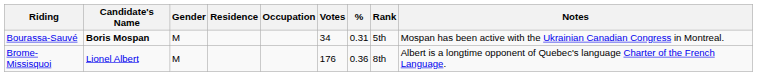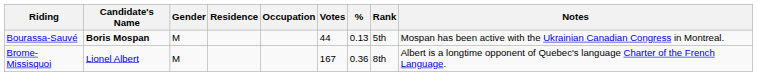(325, 38) 34 -> (325, 38) 44
(359, 38) 0.31 -> (359, 38) 0.13
(328, 58) 176 -> (328, 58) 167
